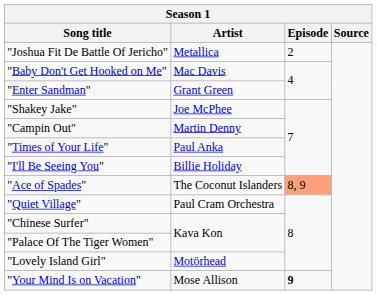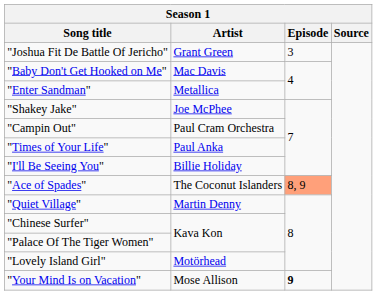(196, 52) Metallica -> (203, 52) Grant Green
(291, 52) 2 -> (291, 52) 3
(203, 90) Grant Green -> (196, 90) Metallica
(207, 128) Martin Denny -> (224, 128) Paul Cram Orchestra
(224, 204) Paul Cram Orchestra -> (207, 204) Martin Denny
